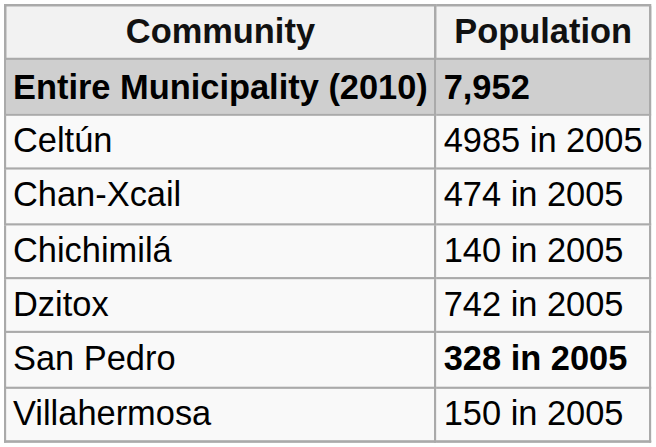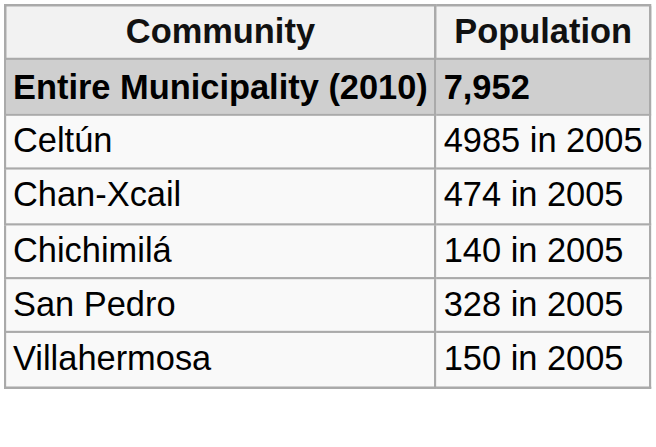- row: (61, 304)
(535, 359) bold -> (534, 304) normal
